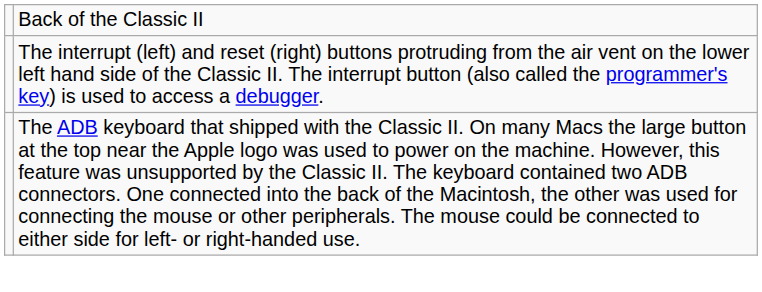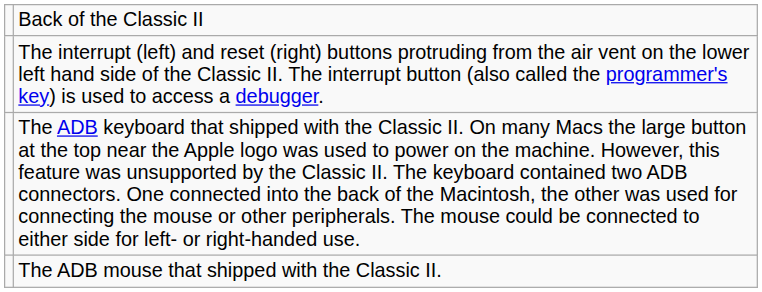+ row: (230, 270)
